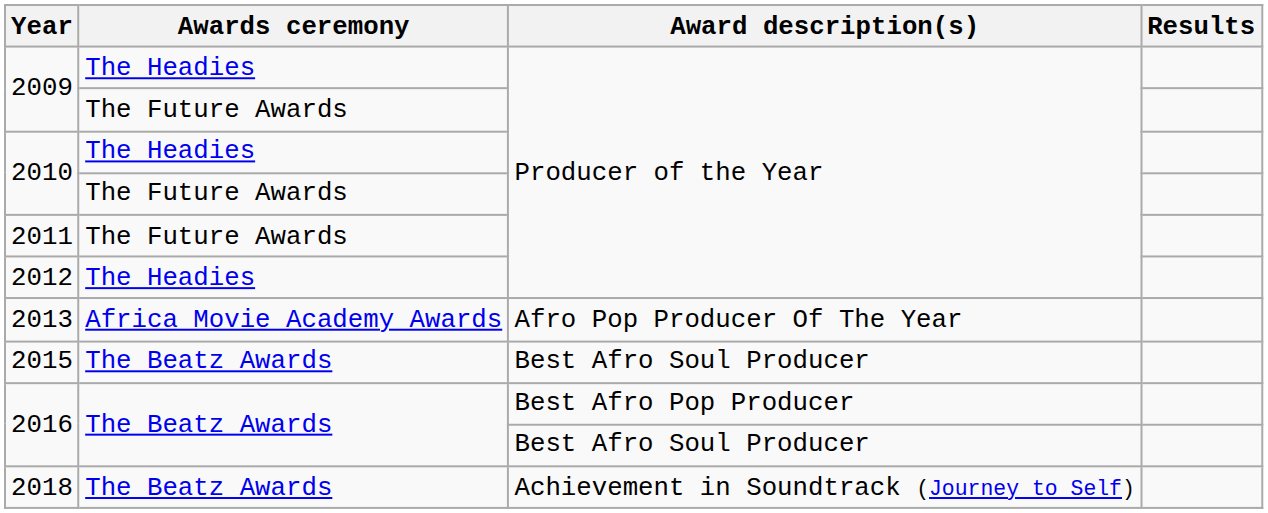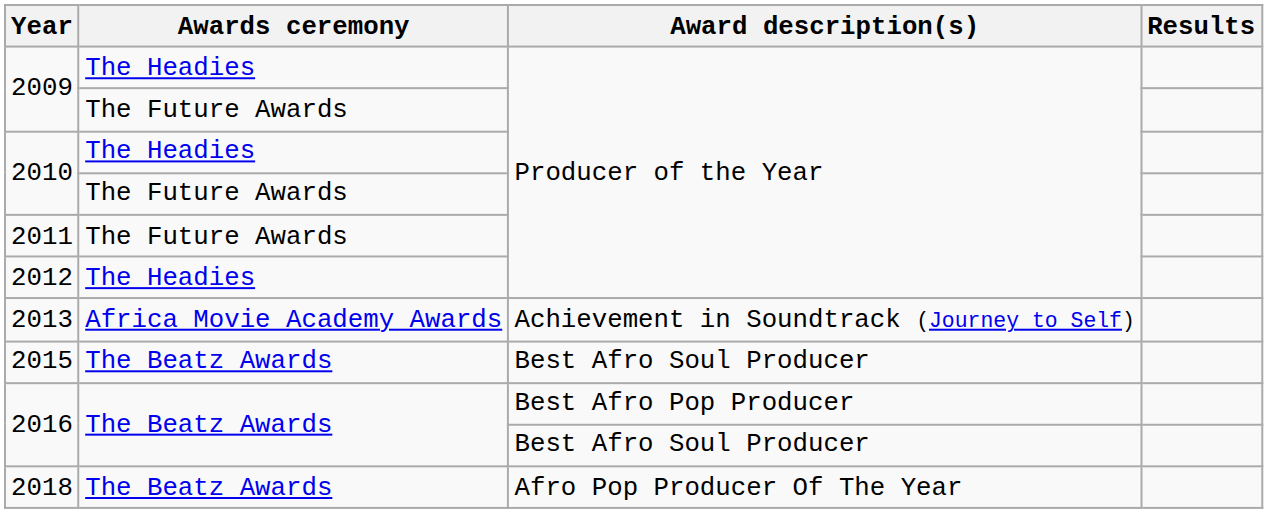(738, 320) Afro Pop Producer Of The Year -> (825, 320) Achievement in Soundtrack (Journey to Self)
(825, 487) Achievement in Soundtrack (Journey to Self) -> (738, 487) Afro Pop Producer Of The Year
